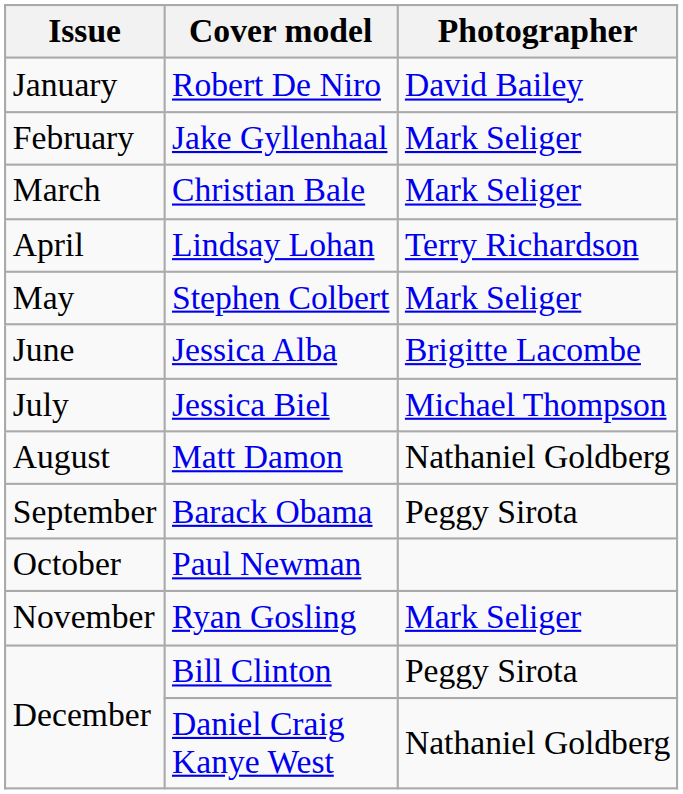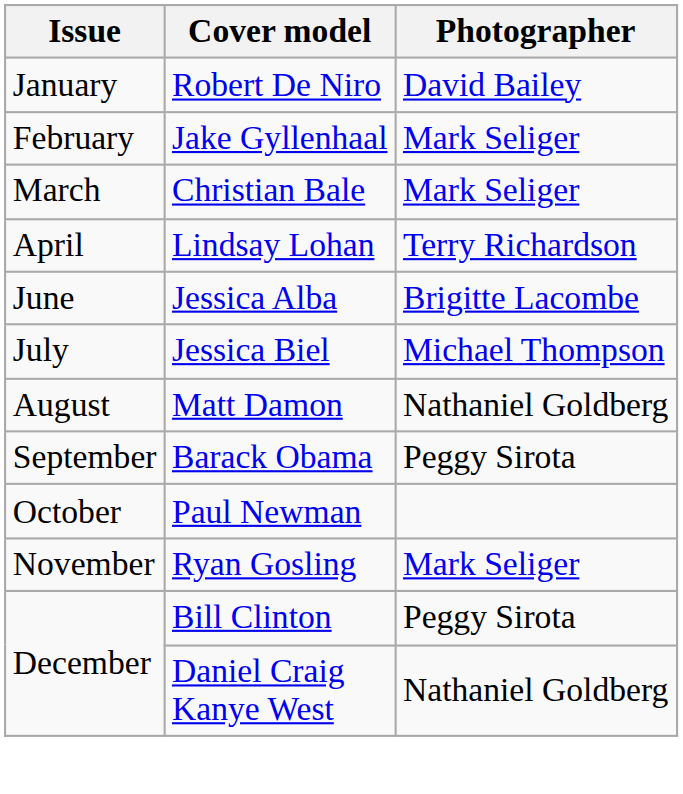- row: (281, 297)
